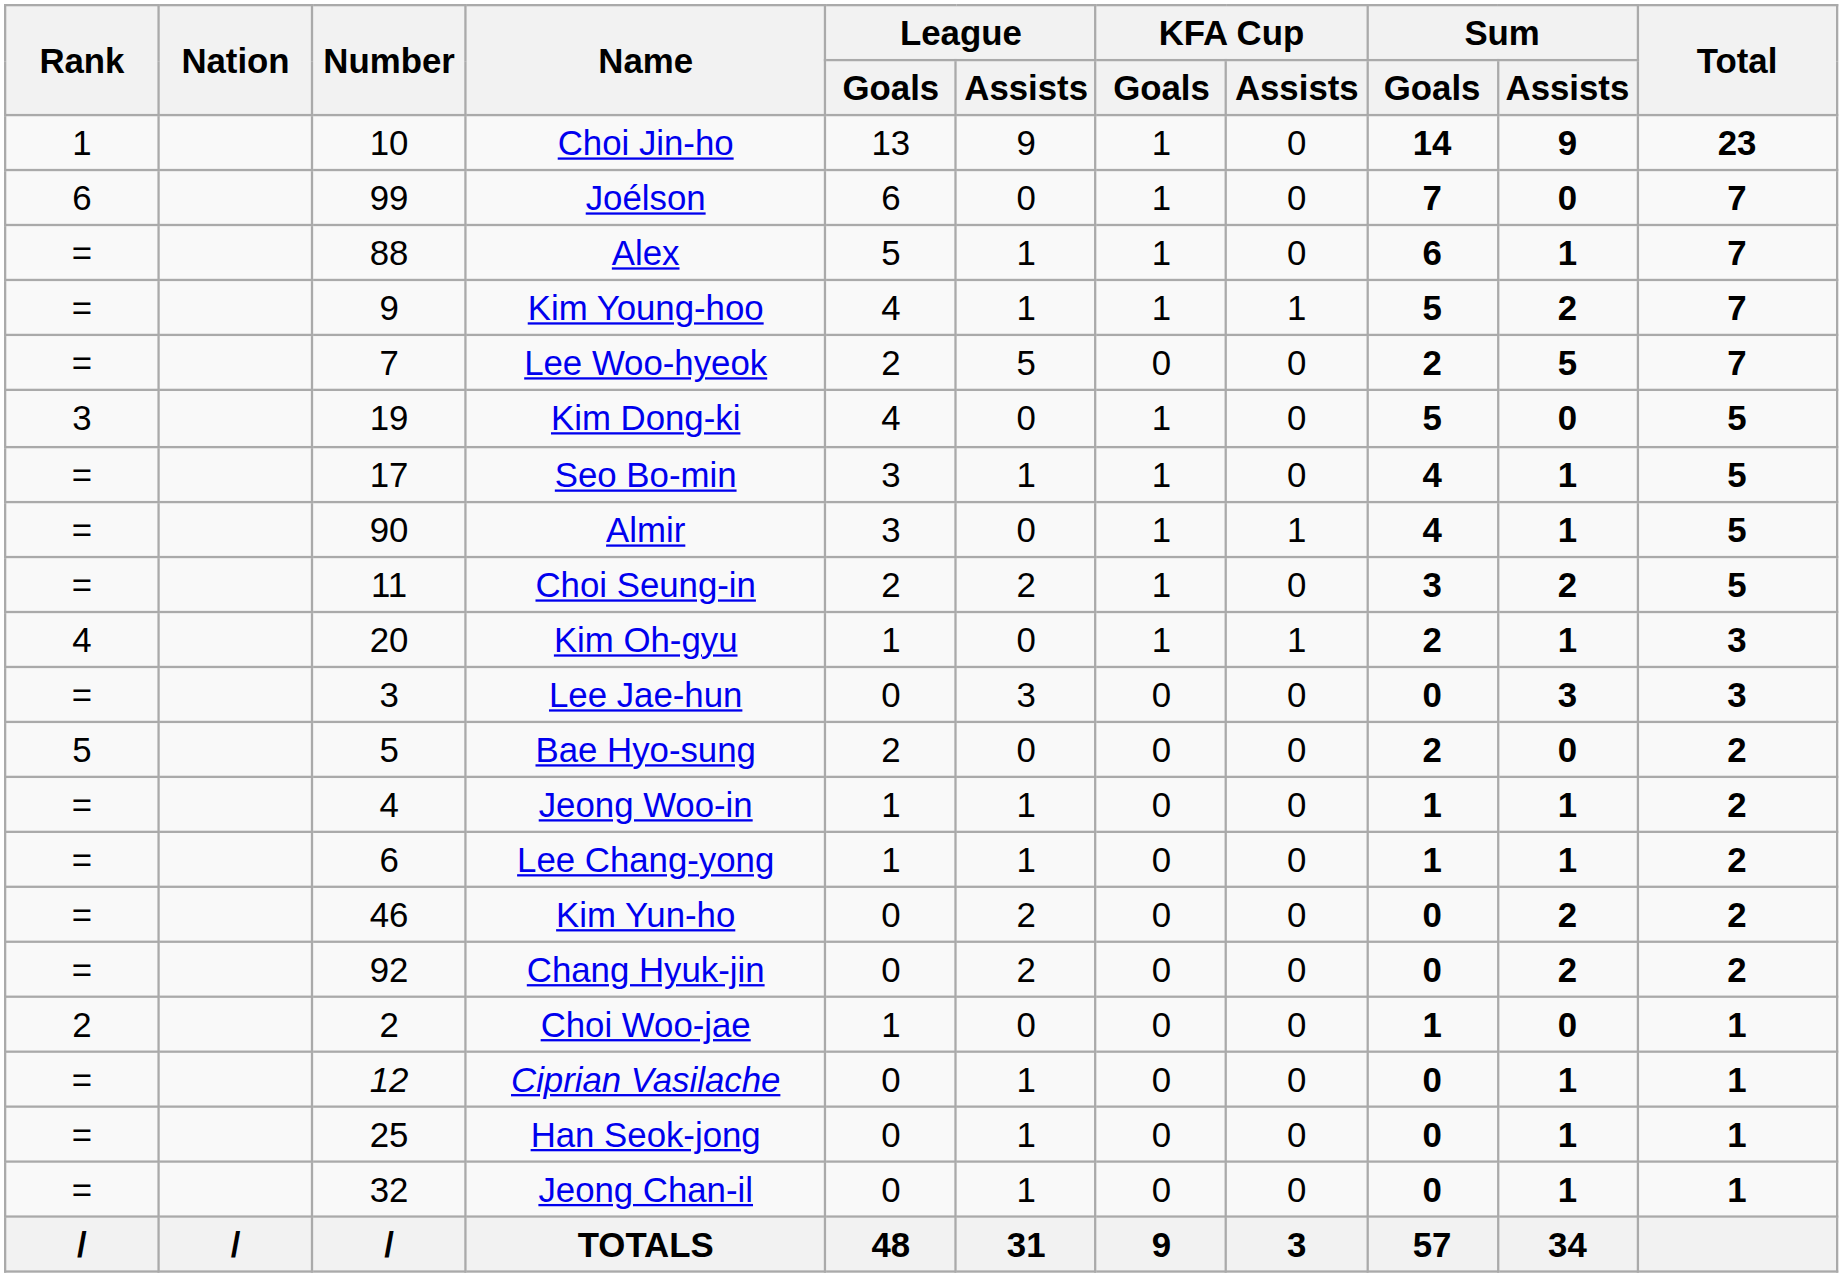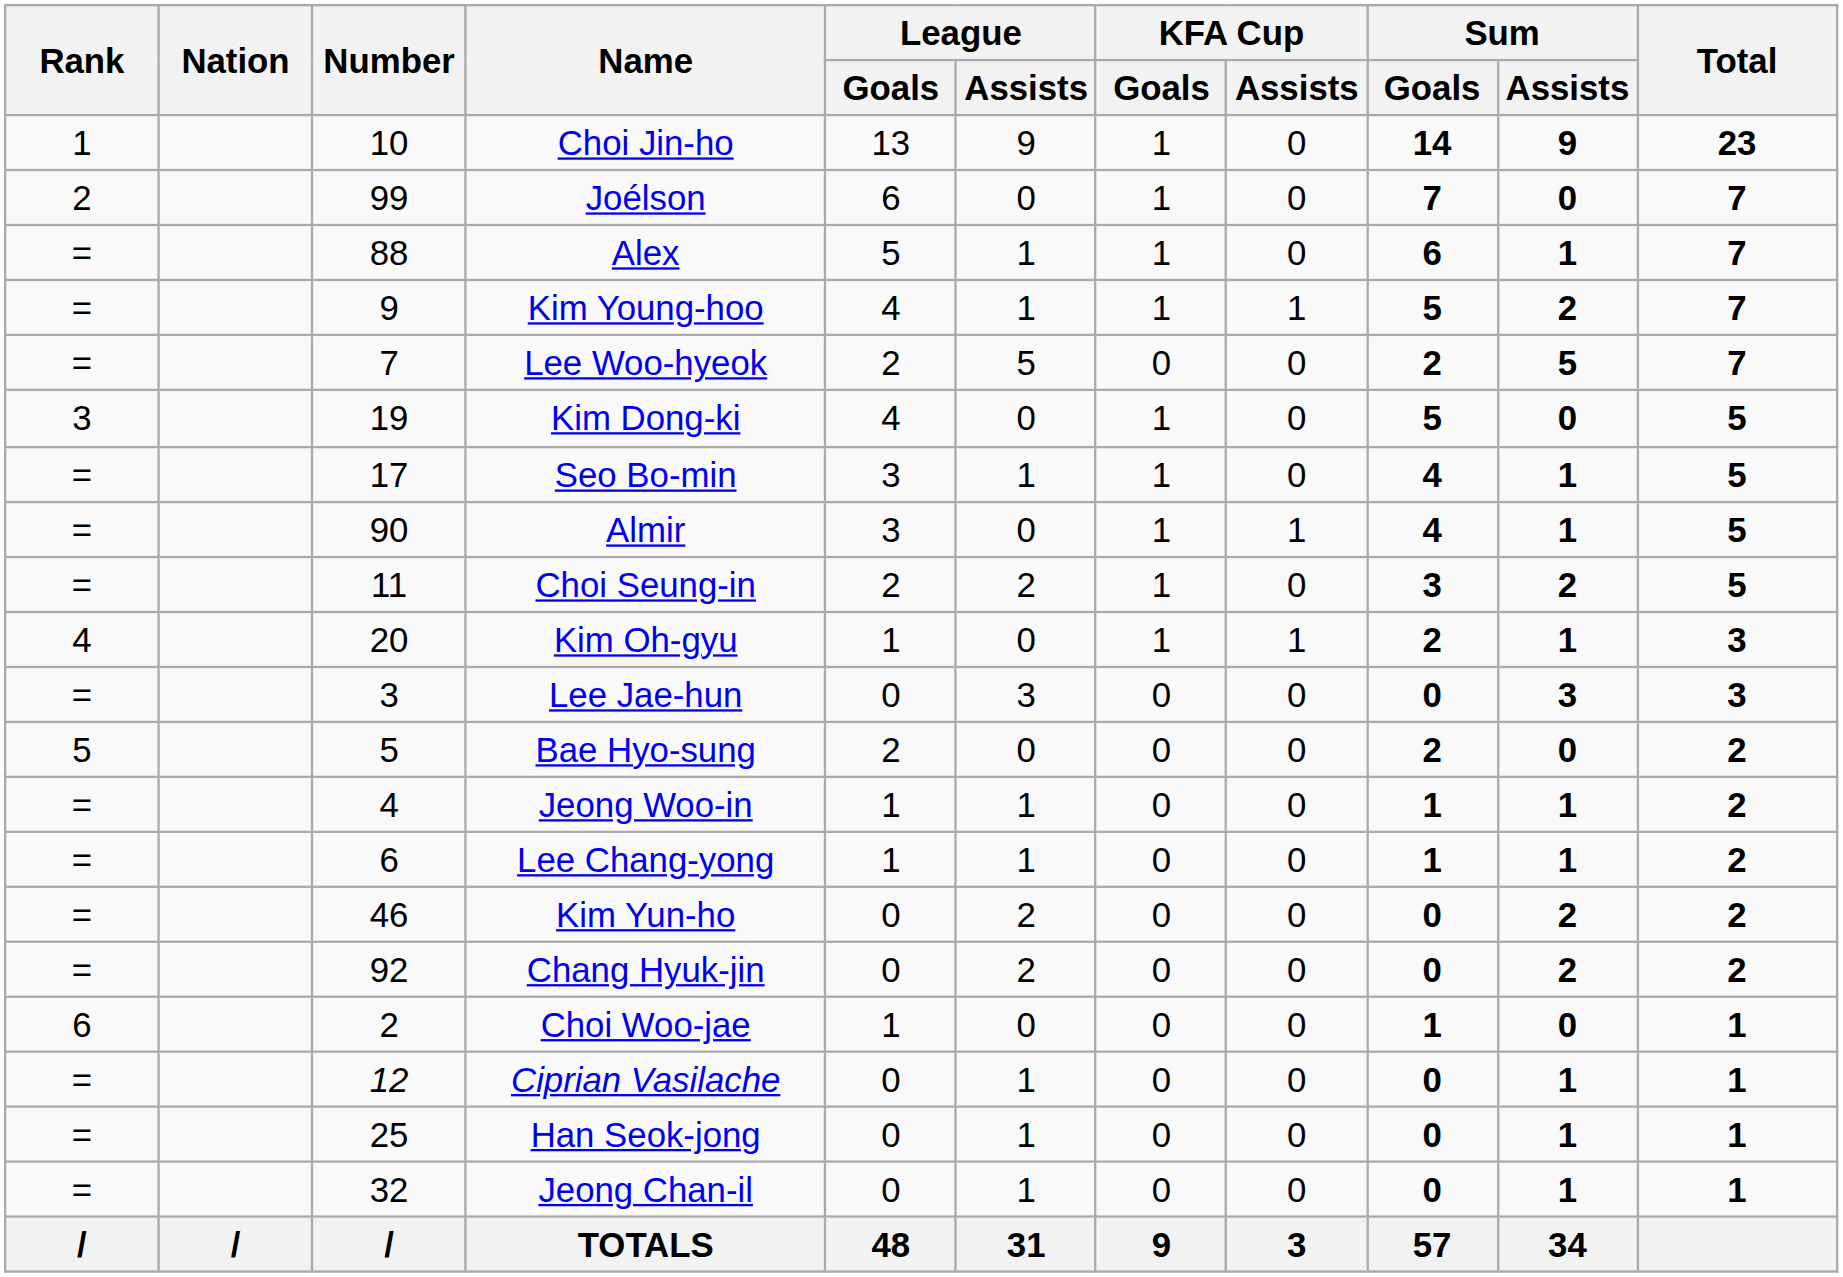(82, 198) 6 -> (82, 198) 2
(82, 1025) 2 -> (82, 1025) 6
